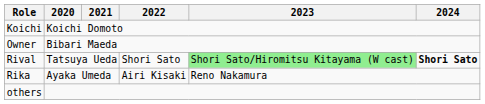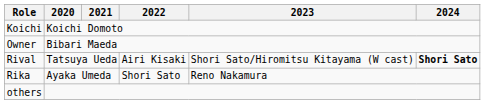(151, 60) Shori Sato -> (154, 60) Airi Kisaki
(302, 60) lightgreen background -> (302, 60) no background
(154, 76) Airi Kisaki -> (151, 76) Shori Sato
